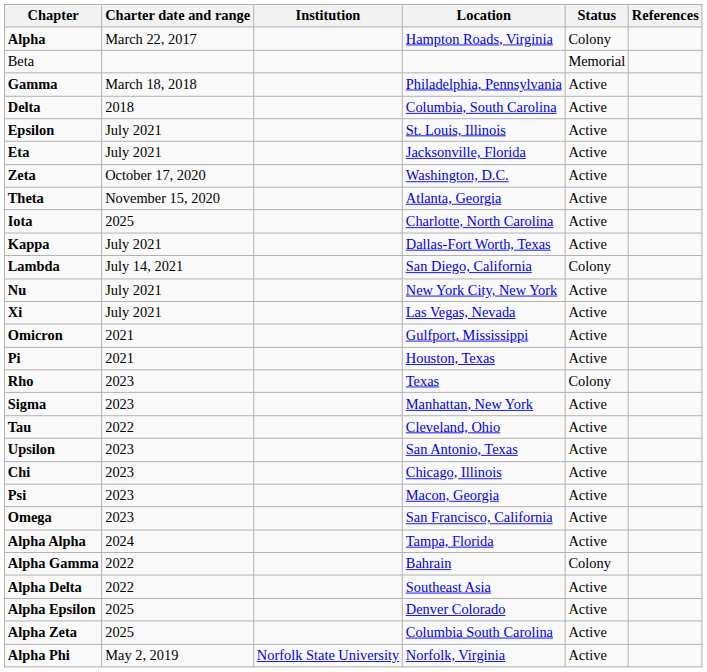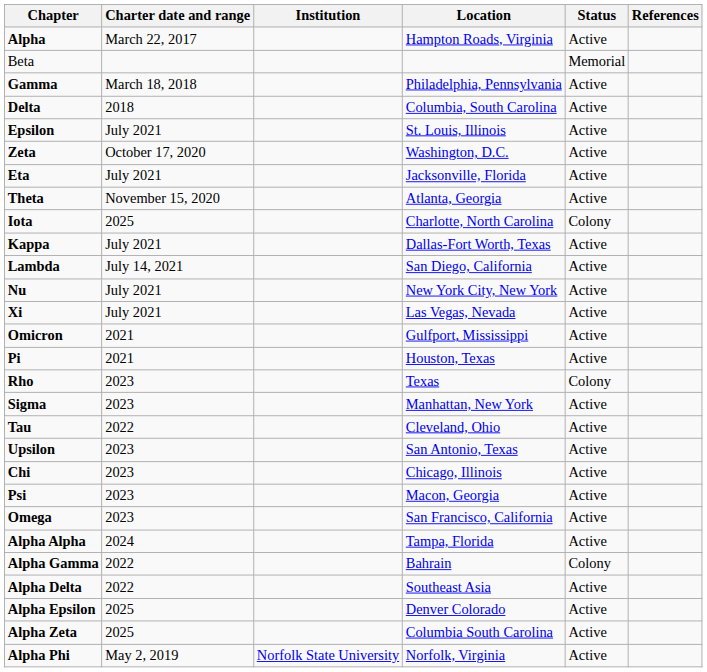(590, 38) Colony -> (588, 38) Active
rows swapped: (22, 175) <-> (19, 152)
(588, 221) Active -> (590, 221) Colony
(590, 267) Colony -> (588, 267) Active
